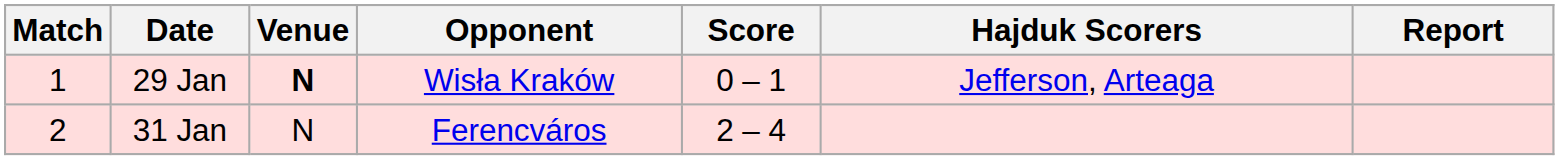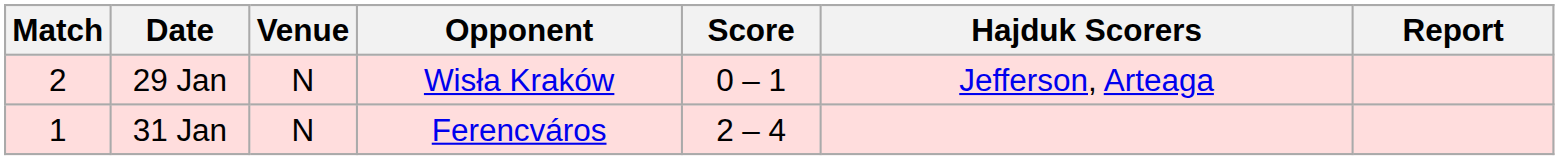(58, 80) 1 -> (58, 80) 2
(303, 80) bold -> (303, 80) normal
(58, 130) 2 -> (58, 130) 1
